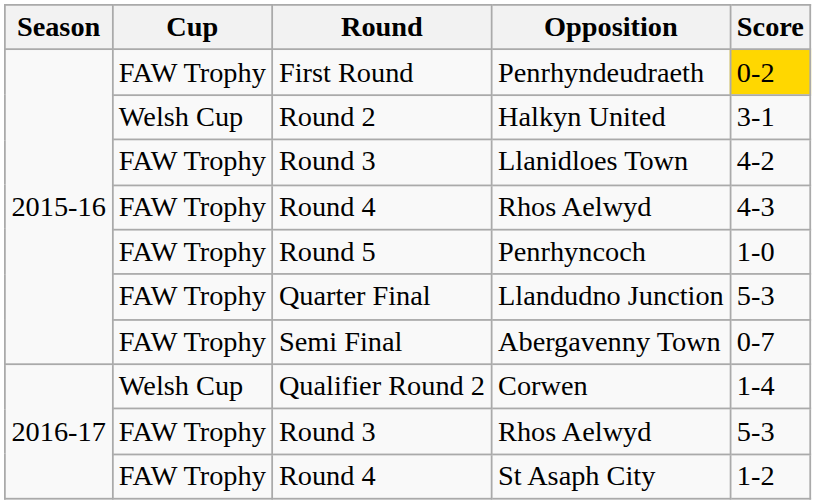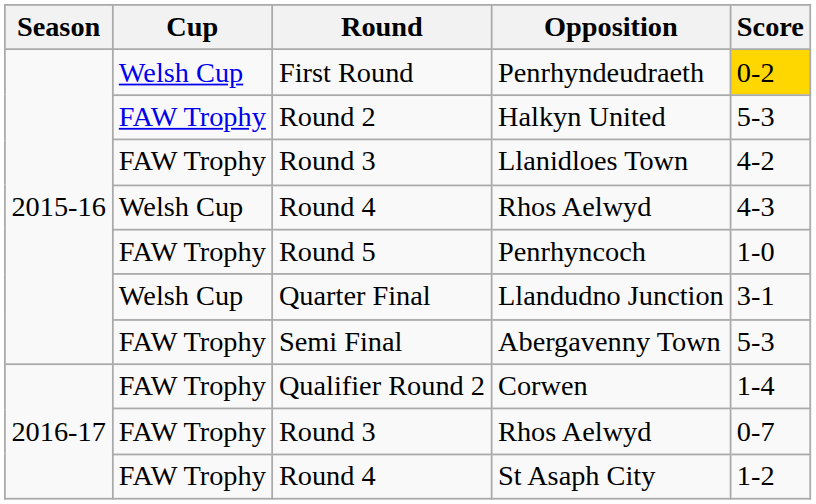(192, 71) FAW Trophy -> (181, 71) Welsh Cup
(181, 116) Welsh Cup -> (192, 116) FAW Trophy
(756, 116) 3-1 -> (756, 116) 5-3
(192, 206) FAW Trophy -> (181, 206) Welsh Cup
(192, 296) FAW Trophy -> (181, 296) Welsh Cup
(756, 296) 5-3 -> (756, 296) 3-1
(756, 341) 0-7 -> (756, 341) 5-3
(181, 386) Welsh Cup -> (192, 386) FAW Trophy
(756, 431) 5-3 -> (756, 431) 0-7
